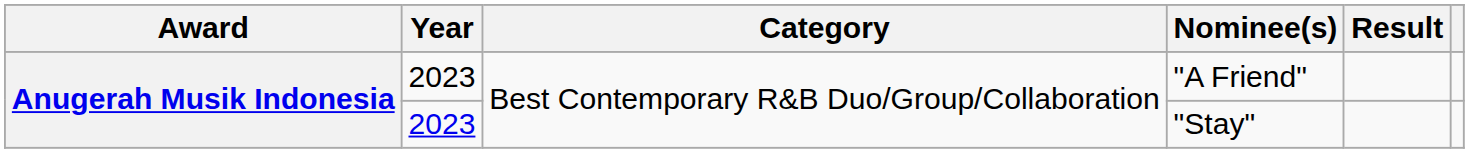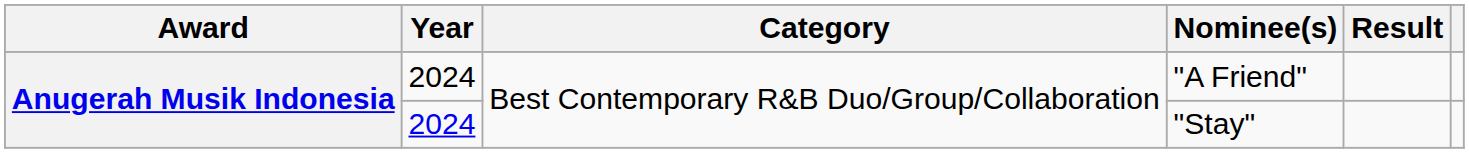(442, 76) 2023 -> (442, 76) 2024
(442, 123) 2023 -> (442, 123) 2024
